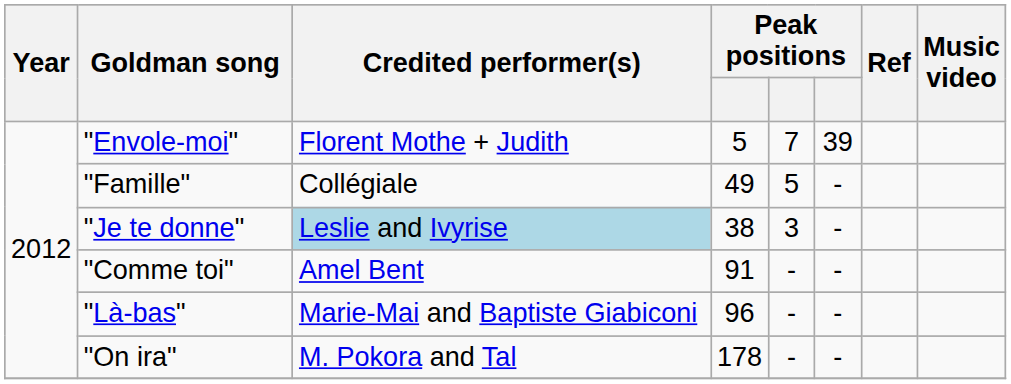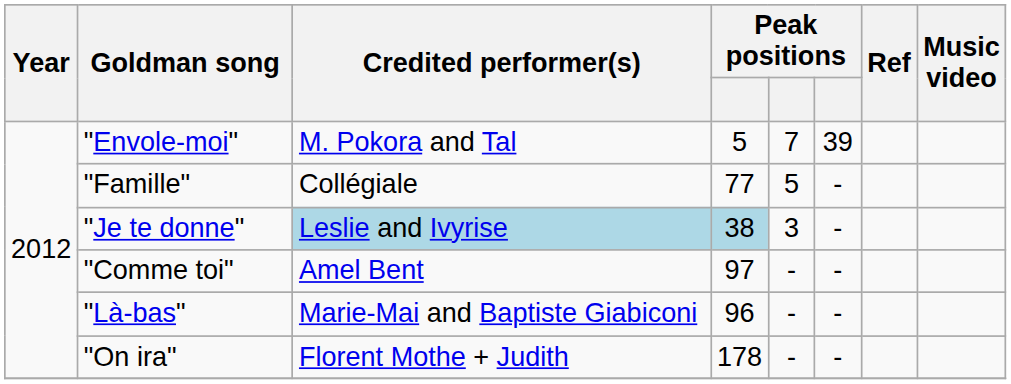(434, 142) Florent Mothe + Judith -> (408, 142) M. Pokora and Tal
(740, 185) 49 -> (740, 185) 77
(740, 227) no background -> (740, 227) lightblue background
(740, 270) 91 -> (740, 270) 97
(408, 356) M. Pokora and Tal -> (434, 356) Florent Mothe + Judith
